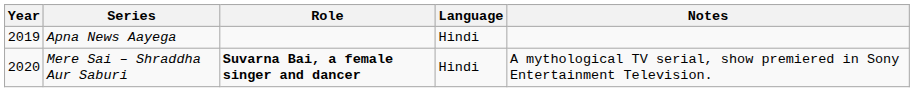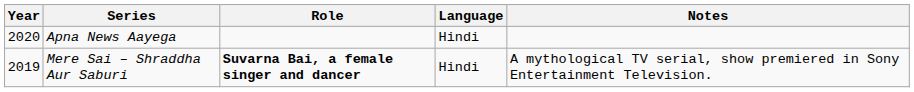(24, 38) 2019 -> (24, 38) 2020
(24, 67) 2020 -> (24, 67) 2019
